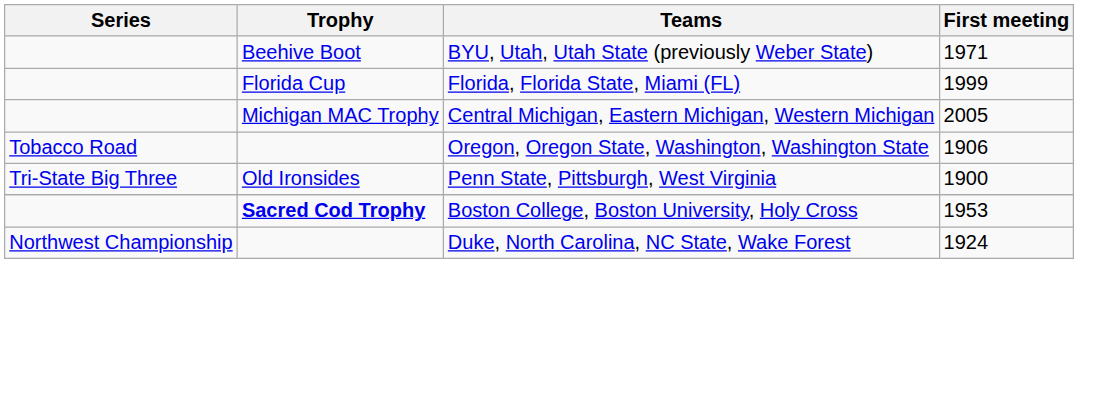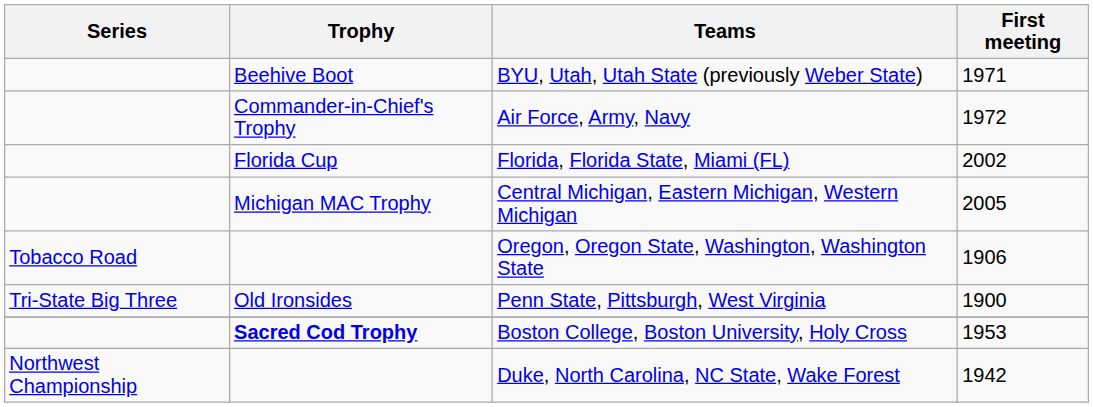+ row: (594, 117)
(966, 83) 1999 -> (984, 160) 2002
(966, 242) 1924 -> (984, 375) 1942
